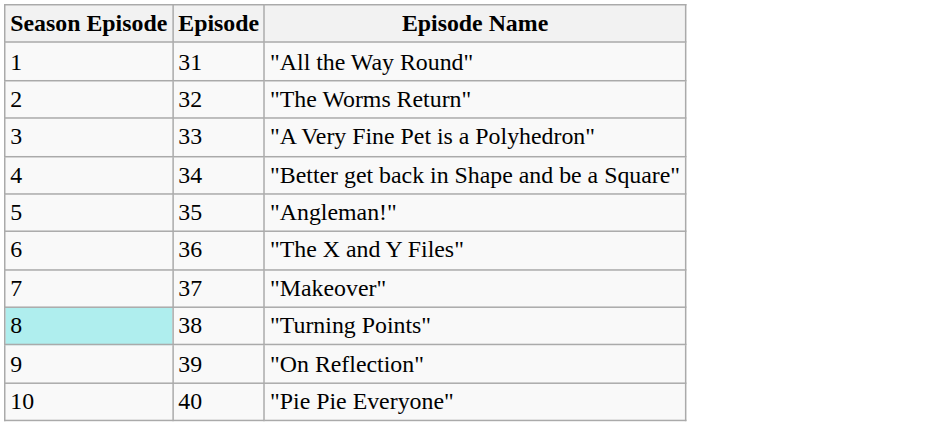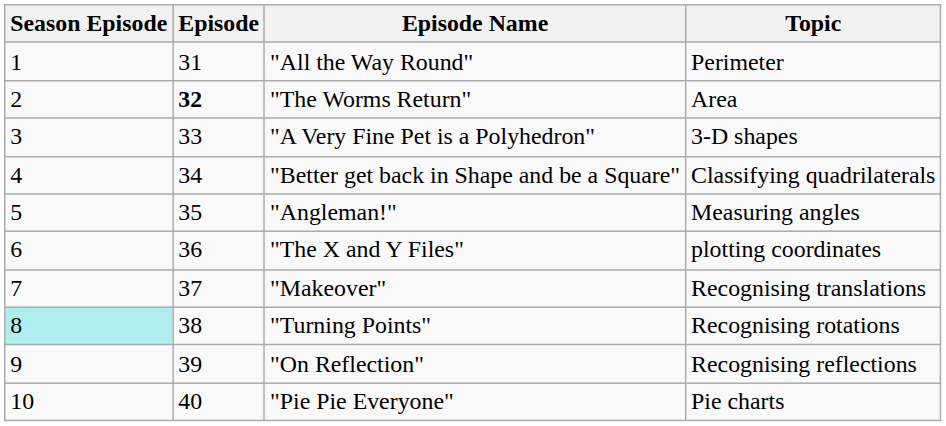+ column: (813, 23)
(190, 99) normal -> (190, 99) bold
